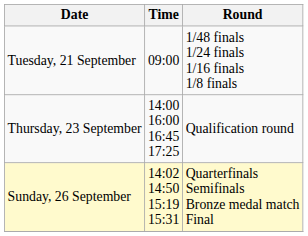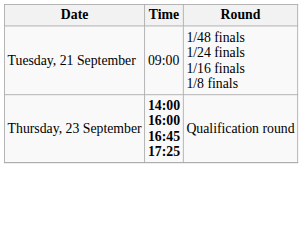(164, 128) normal -> (164, 128) bold
- row: (69, 196)
